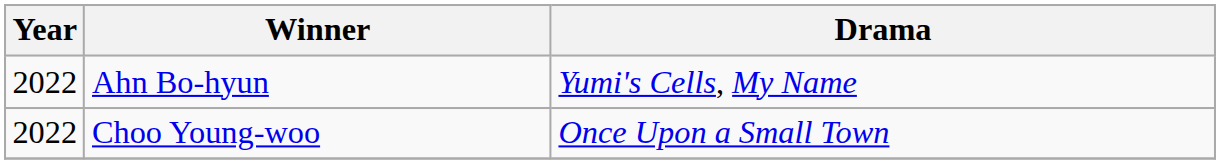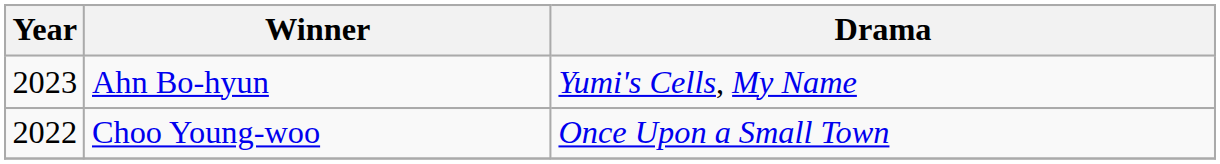(45, 81) 2022 -> (45, 81) 2023
